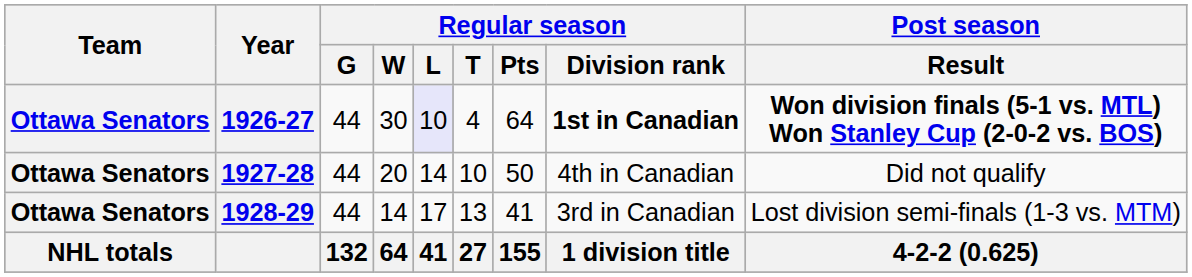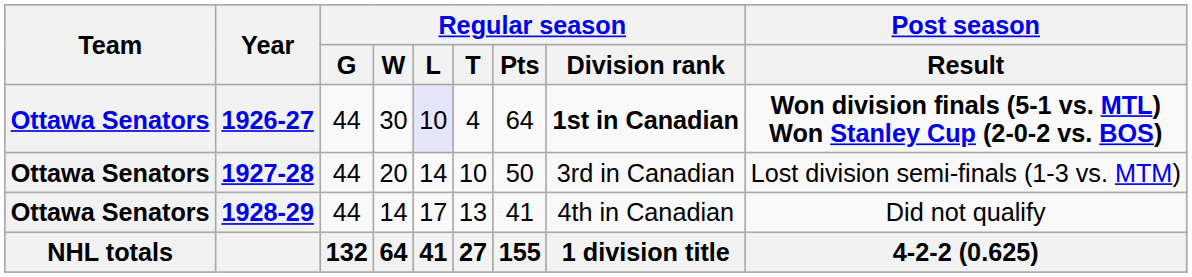(646, 173) 4th in Canadian -> (646, 173) 3rd in Canadian
(966, 173) Did not qualify -> (966, 173) Lost division semi-finals (1-3 vs. MTM)
(646, 213) 3rd in Canadian -> (646, 213) 4th in Canadian
(966, 213) Lost division semi-finals (1-3 vs. MTM) -> (966, 213) Did not qualify
